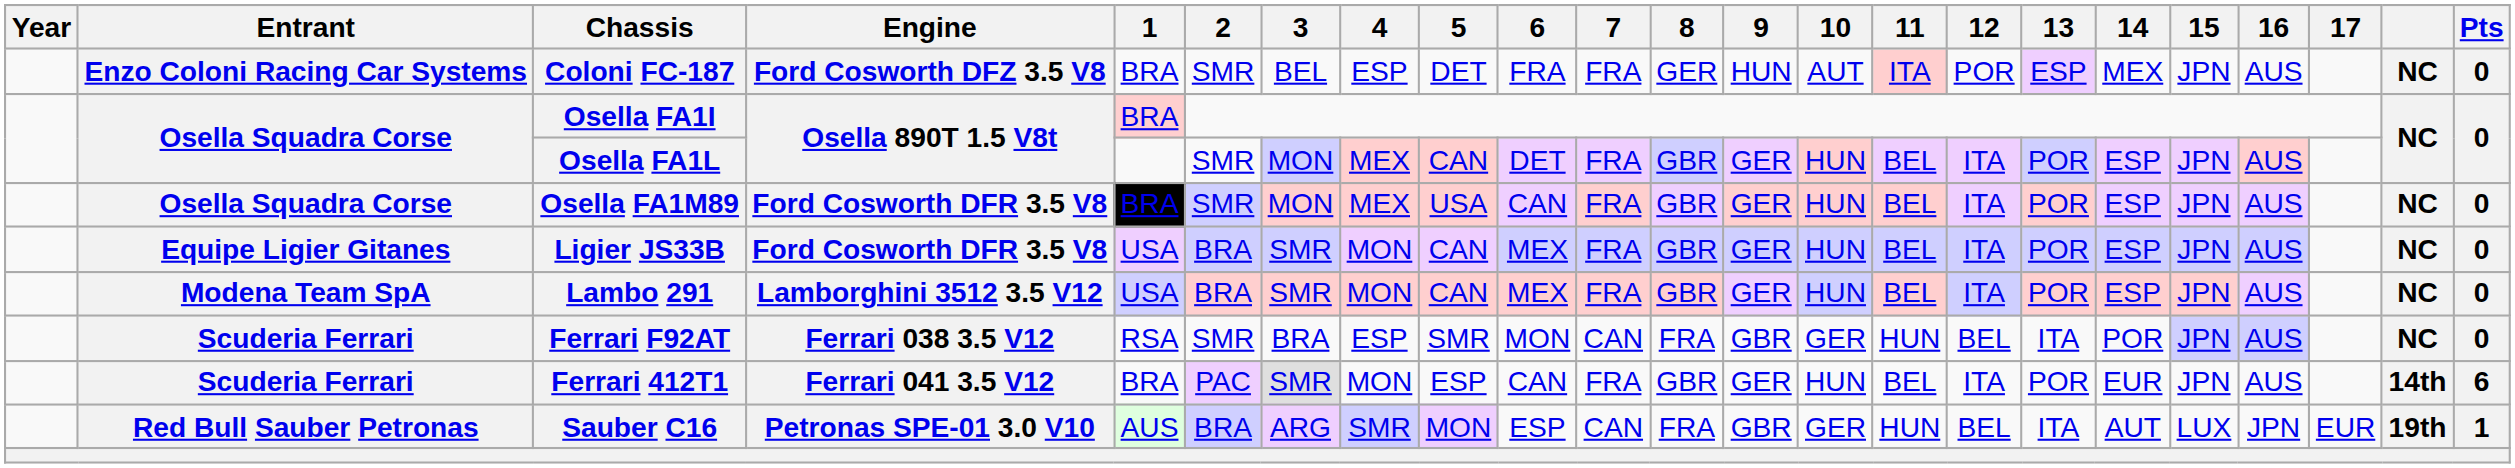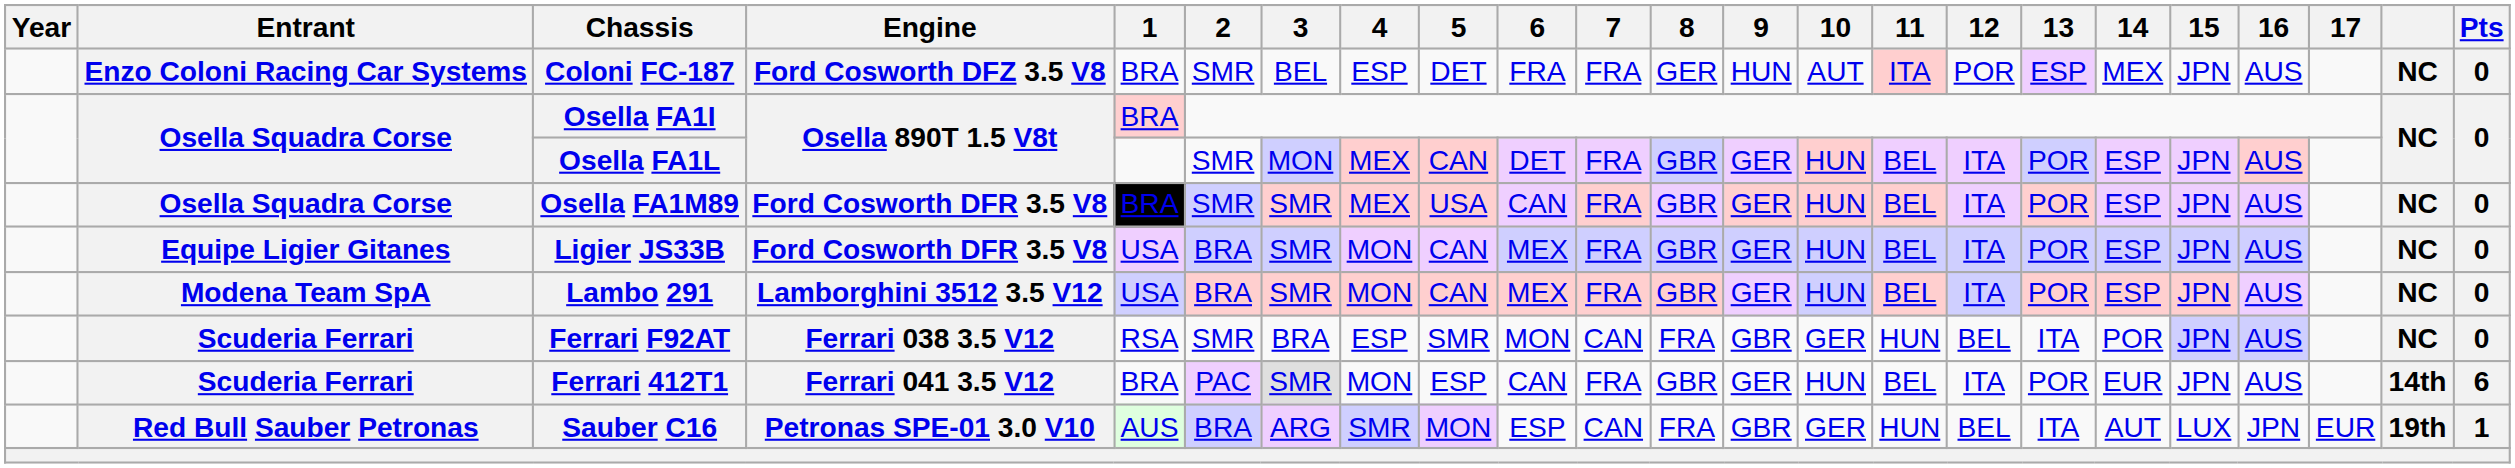(1300, 204) MON -> (1300, 204) SMR
